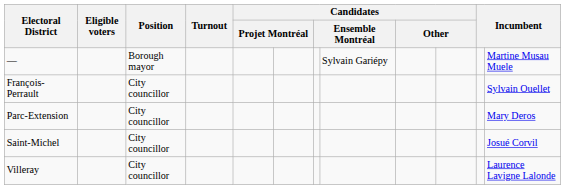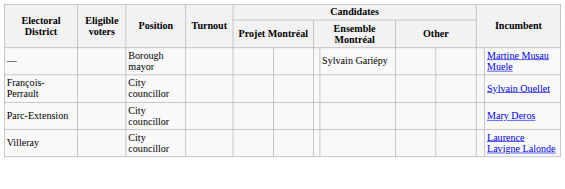- row: (33, 143)
